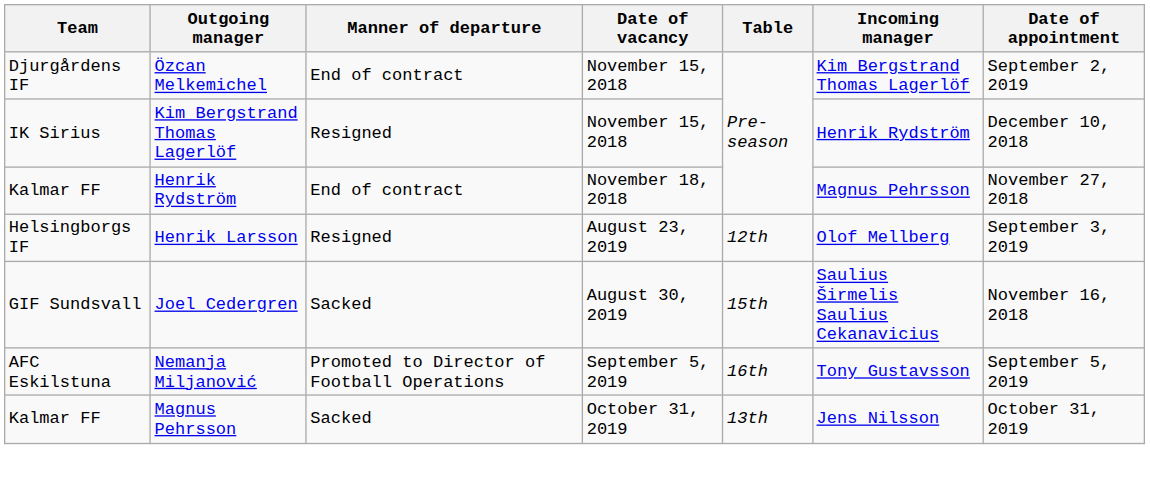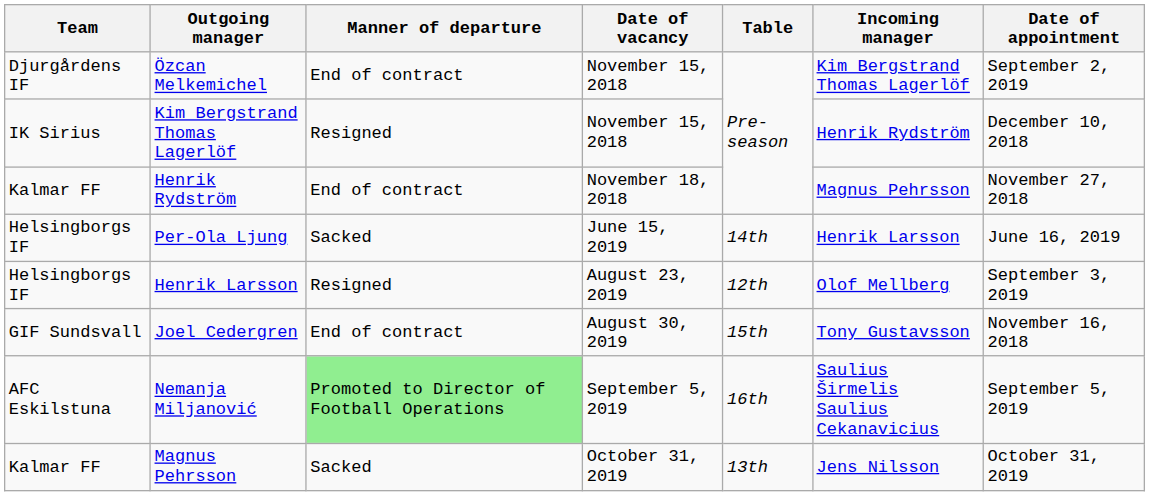+ row: (221, 238)
(341, 305) Sacked -> (387, 332) End of contract
(878, 305) Saulius Širmelis Saulius Cekanavicius -> (893, 332) Tony Gustavsson
(428, 372) no background -> (428, 399) lightgreen background
(893, 372) Tony Gustavsson -> (878, 399) Saulius Širmelis Saulius Cekanavicius
